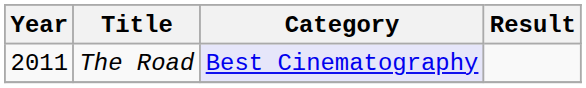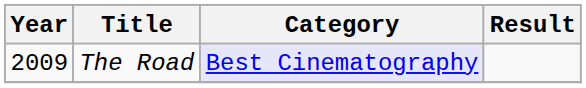(39, 63) 2011 -> (39, 63) 2009
